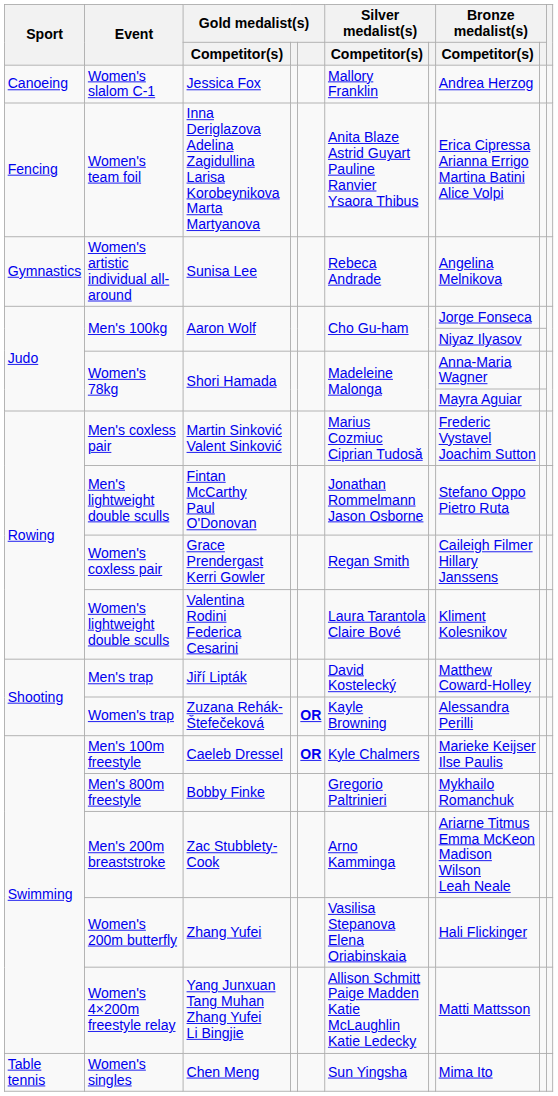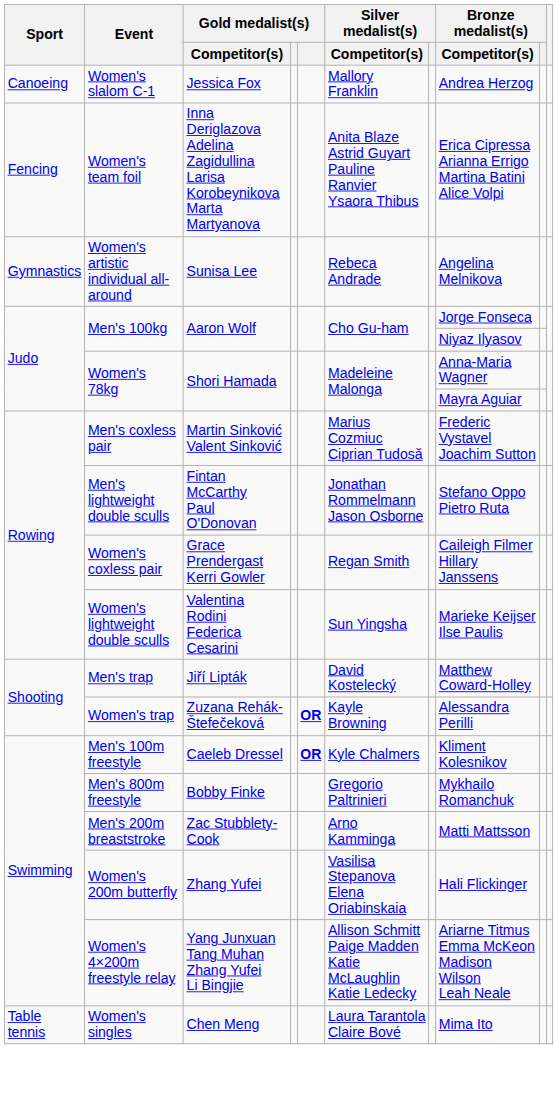(377, 624) Laura Tarantola Claire Bové -> (367, 624) Sun Yingsha
(473, 624) Kliment Kolesnikov -> (487, 624) Marieke Keijser Ilse Paulis
(487, 754) Marieke Keijser Ilse Paulis -> (473, 754) Kliment Kolesnikov
(487, 854) Ariarne Titmus Emma McKeon Madison Wilson Leah Neale -> (484, 830) Matti Mattsson
(484, 1010) Matti Mattsson -> (487, 962) Ariarne Titmus Emma McKeon Madison Wilson Leah Neale
(367, 1072) Sun Yingsha -> (377, 1024) Laura Tarantola Claire Bové
